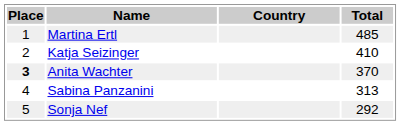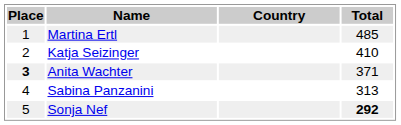(367, 72) 370 -> (367, 72) 371
(367, 109) normal -> (367, 109) bold
